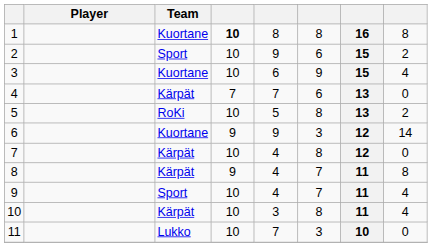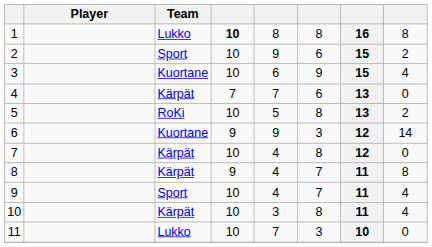(183, 34) Kuortane -> (174, 34) Lukko
